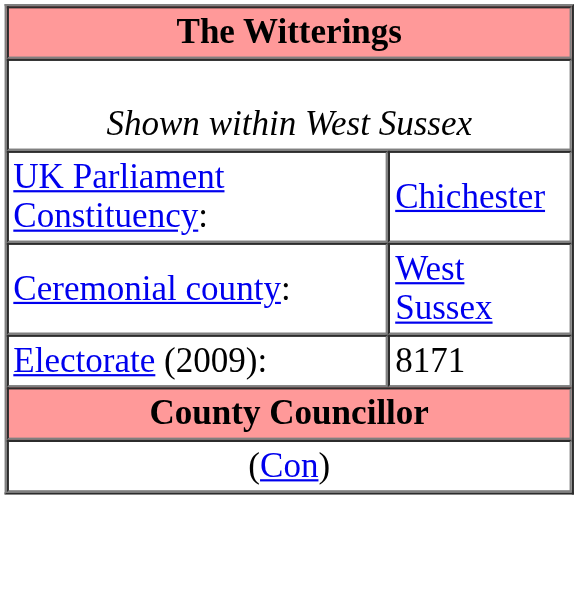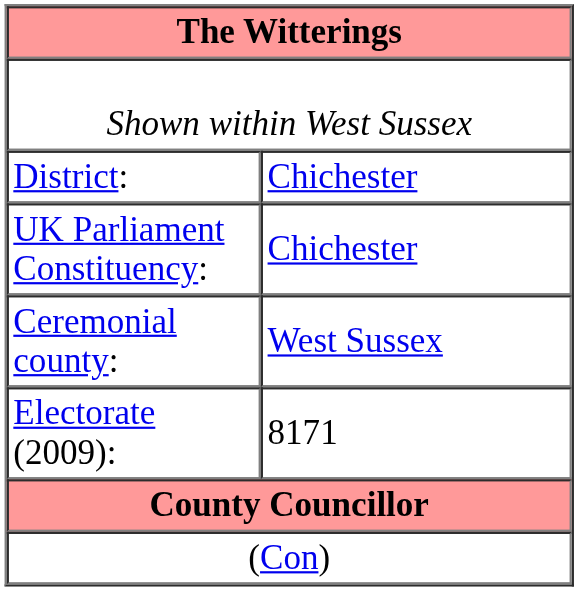+ row: (71, 176)
